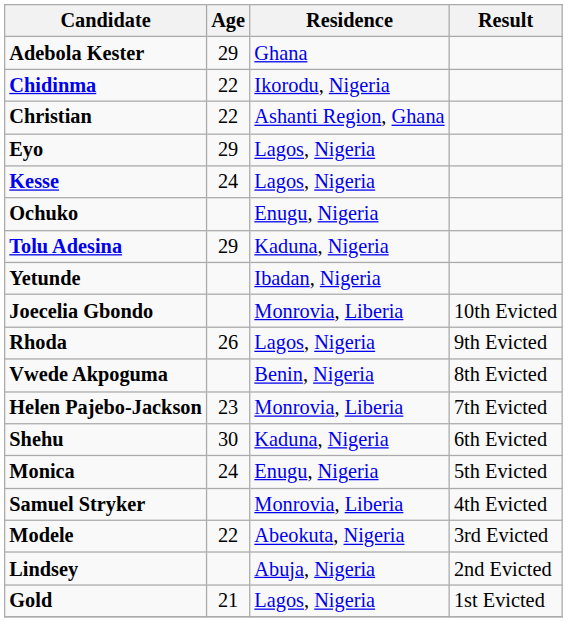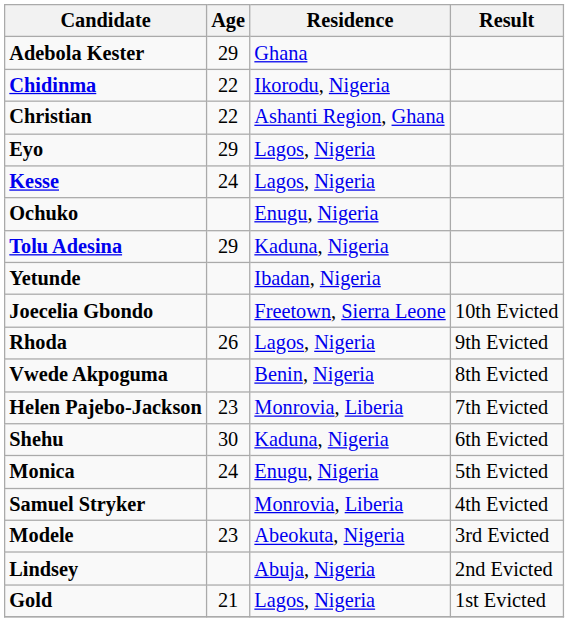(329, 310) Monrovia, Liberia -> (350, 310) Freetown, Sierra Leone
(228, 536) 22 -> (228, 536) 23
